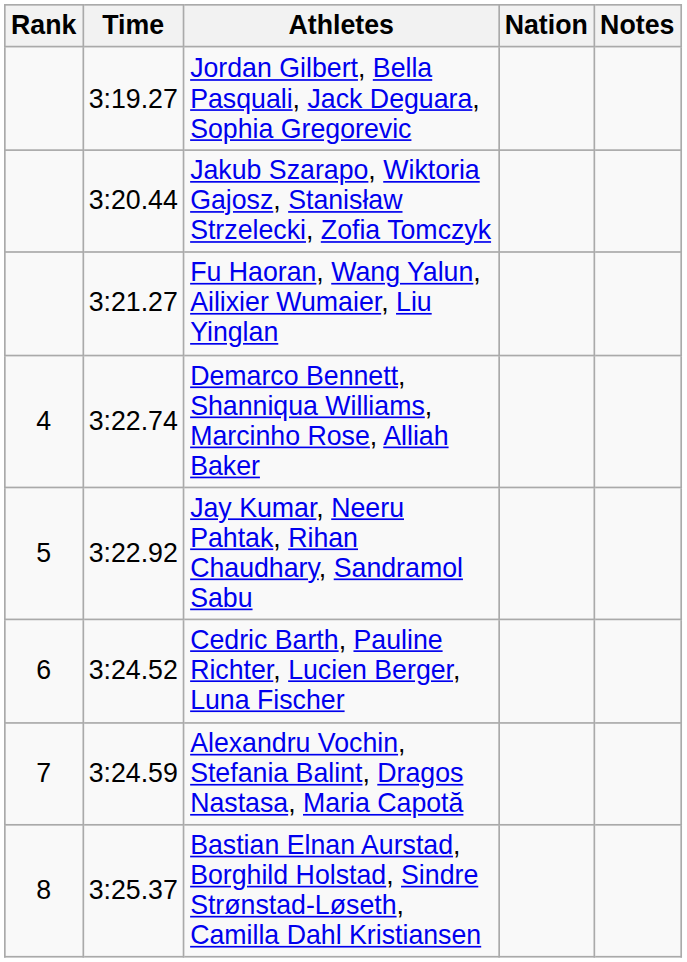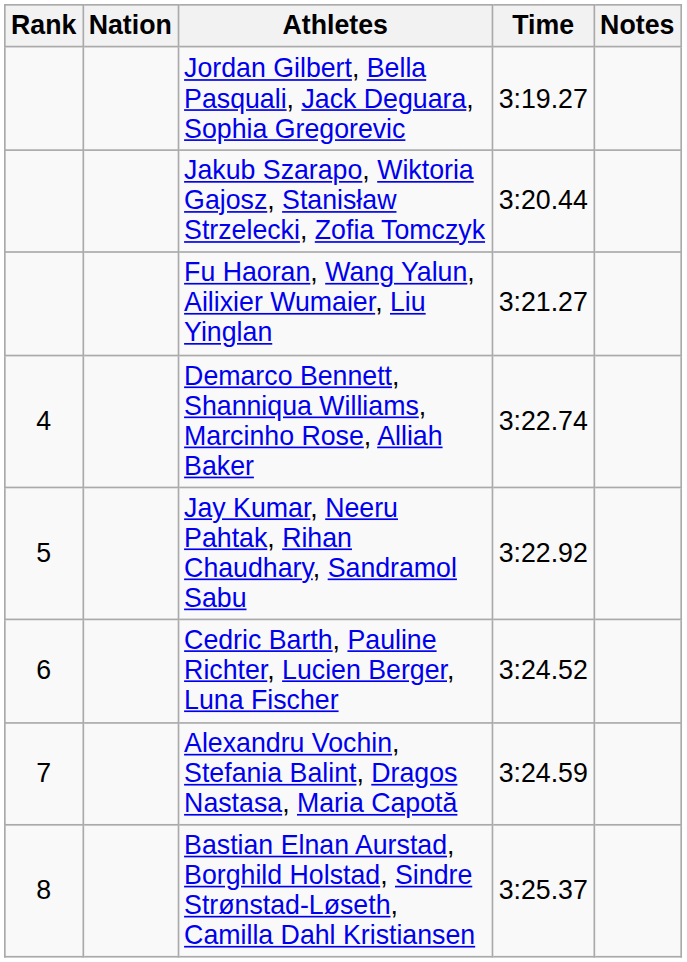columns swapped: (546, 25) <-> (133, 25)
